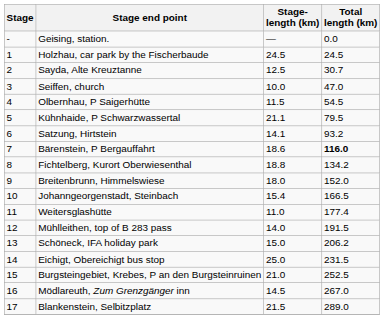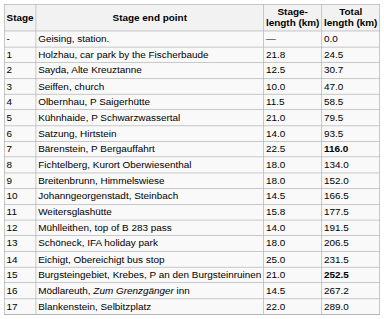(276, 54) 24.5 -> (276, 54) 21.8
(334, 102) 54.5 -> (334, 102) 58.5
(276, 117) 21.1 -> (276, 117) 21.0
(276, 133) 14.1 -> (276, 133) 14.0
(334, 133) 93.2 -> (334, 133) 93.5
(276, 149) 18.6 -> (276, 149) 22.5
(276, 165) 18.8 -> (276, 165) 18.0
(336, 165) 134.2 -> (336, 165) 134.0
(276, 196) 15.4 -> (276, 196) 14.5
(275, 212) 11.0 -> (276, 212) 15.8
(336, 212) 177.4 -> (336, 212) 177.5
(276, 243) 15.0 -> (276, 243) 18.0
(336, 243) 206.2 -> (336, 243) 206.5
(336, 275) normal -> (336, 275) bold
(336, 290) 267.0 -> (336, 290) 267.2
(276, 306) 21.5 -> (276, 306) 22.0
